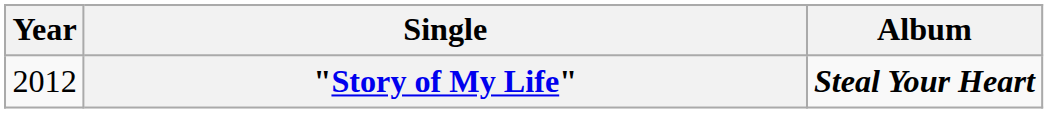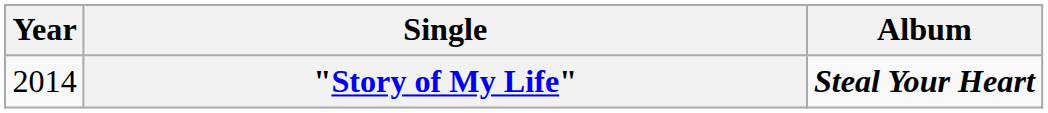(45, 81) 2012 -> (45, 81) 2014
